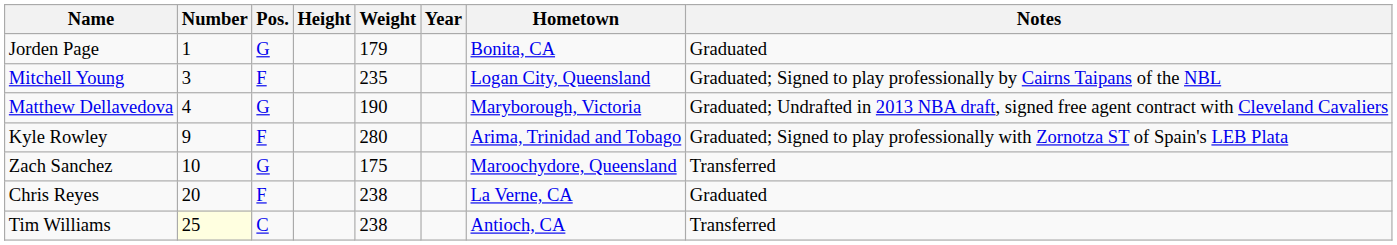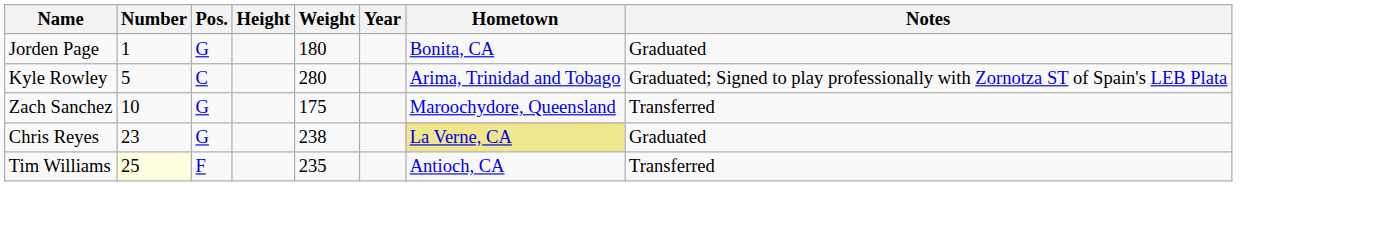(373, 48) 179 -> (313, 48) 180
- row: (67, 78)
- row: (91, 107)
(186, 136) 9 -> (126, 78) 5
(262, 136) F -> (202, 78) C
(191, 195) 20 -> (130, 136) 23
(262, 195) F -> (202, 136) G
(522, 195) no background -> (461, 136) khaki background
(263, 225) C -> (201, 166) F
(373, 225) 238 -> (313, 166) 235
